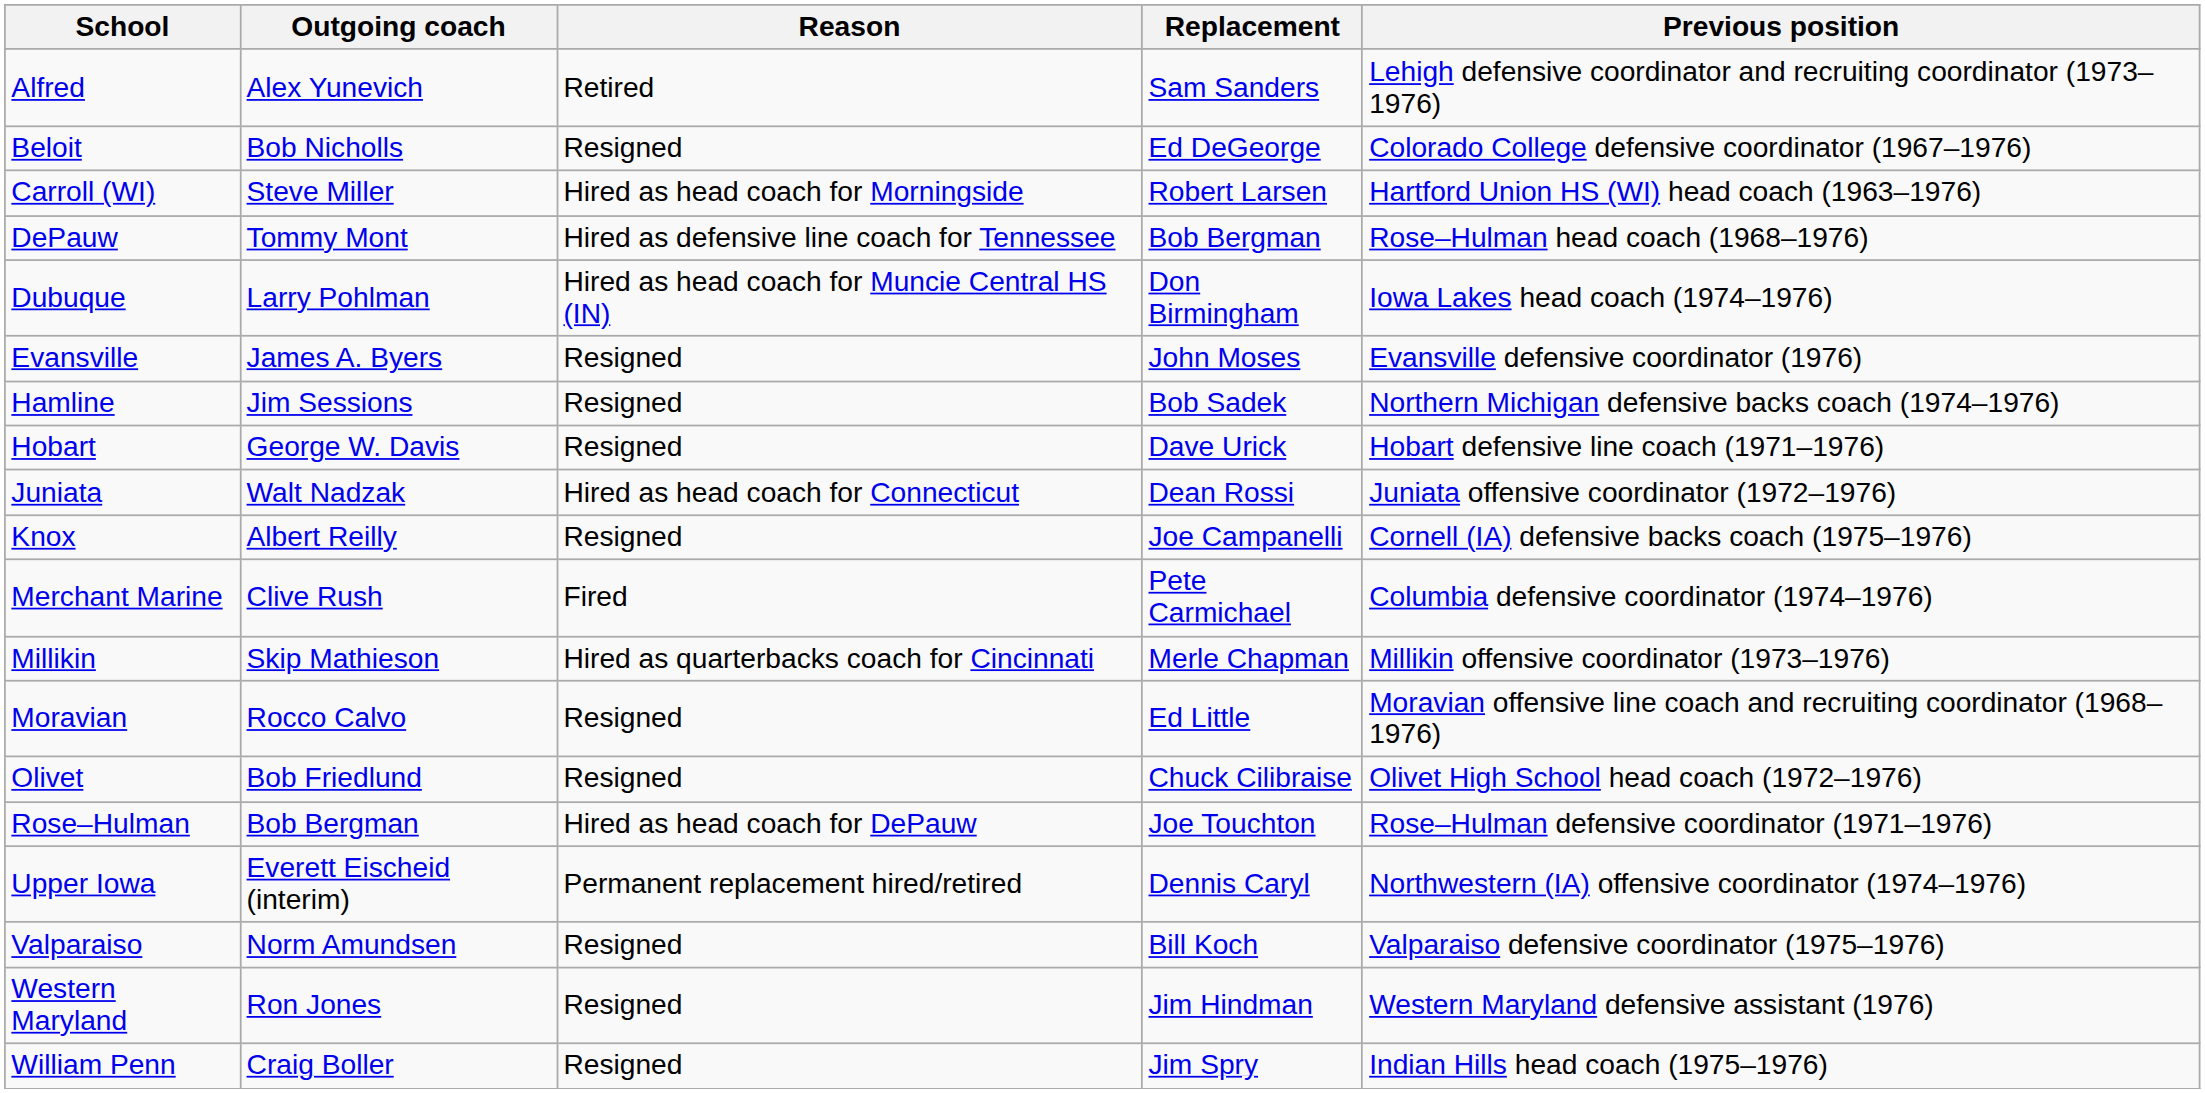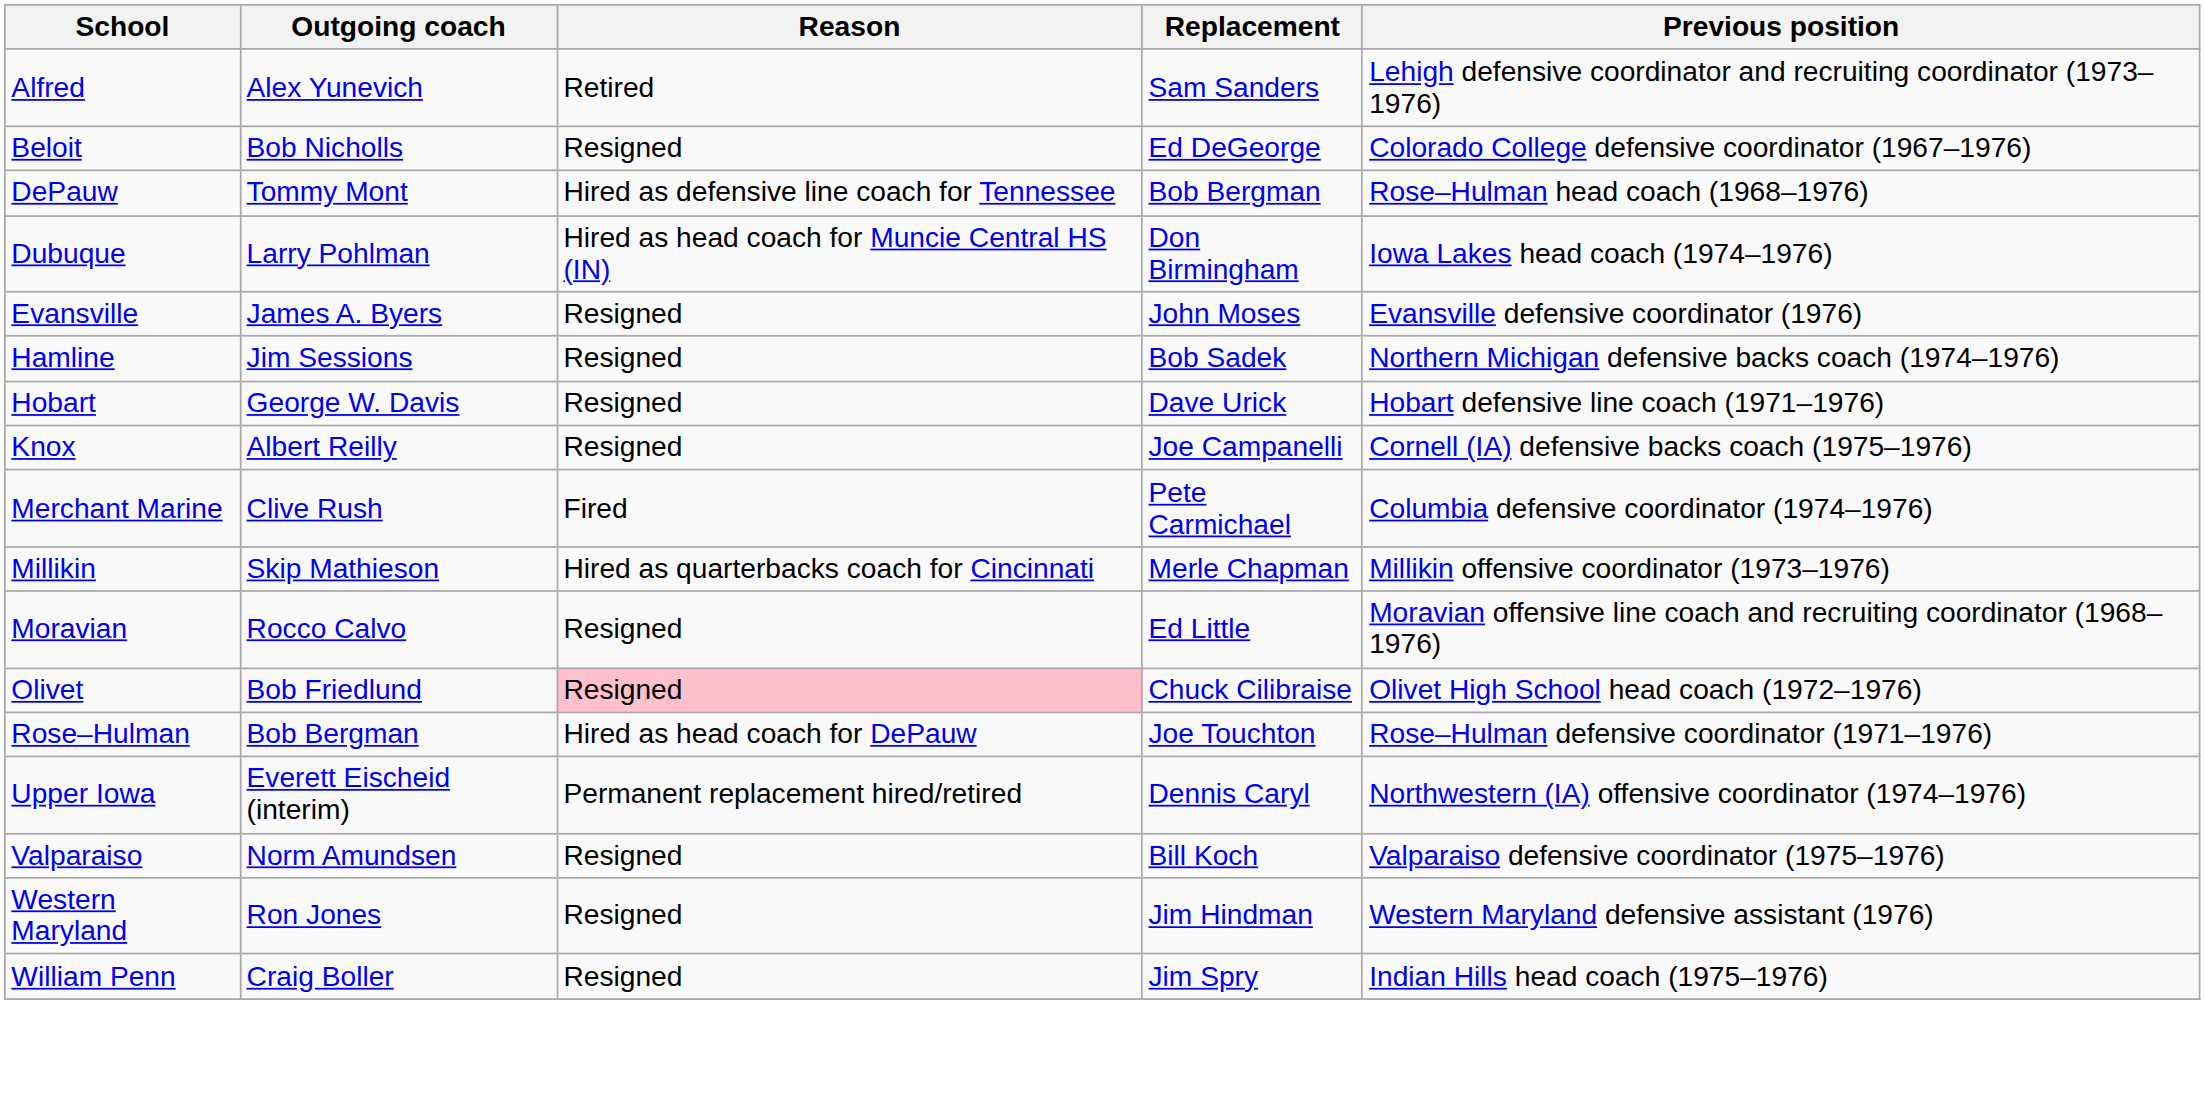- row: (83, 192)
- row: (57, 492)
(623, 778) no background -> (623, 689) pink background
